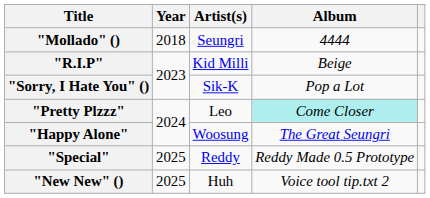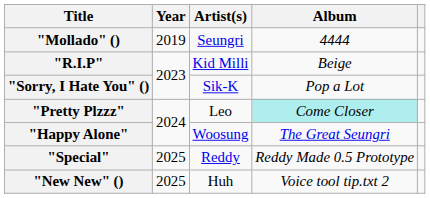(171, 39) 2018 -> (171, 39) 2019
